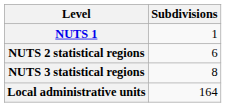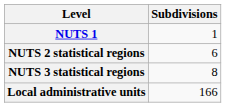(208, 92) 164 -> (208, 92) 166
